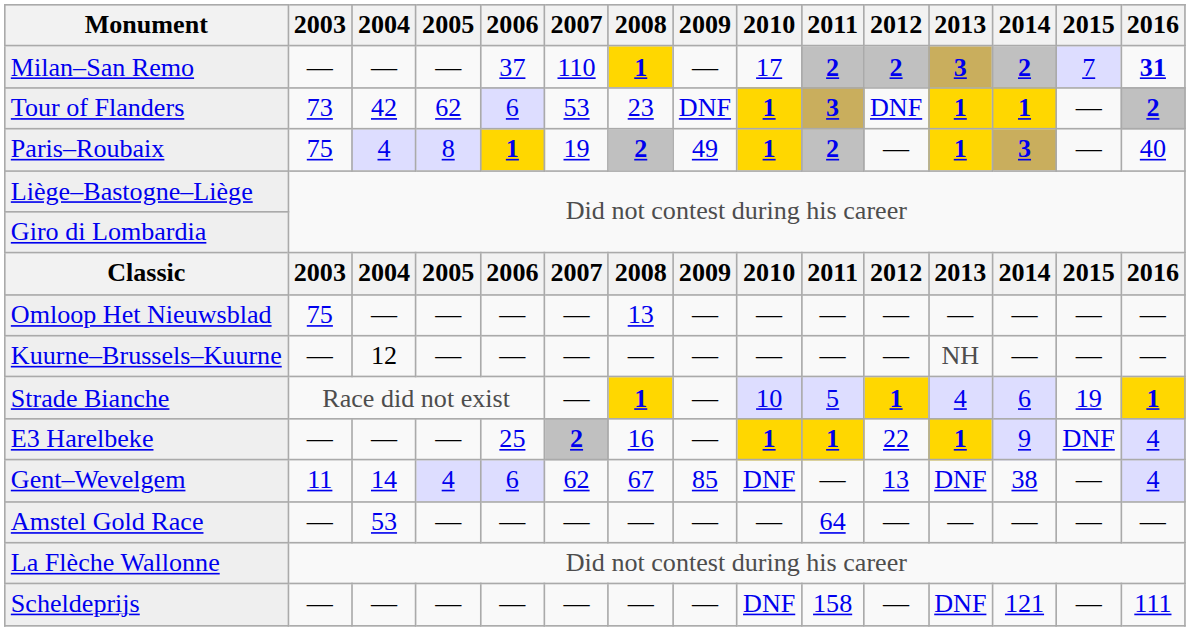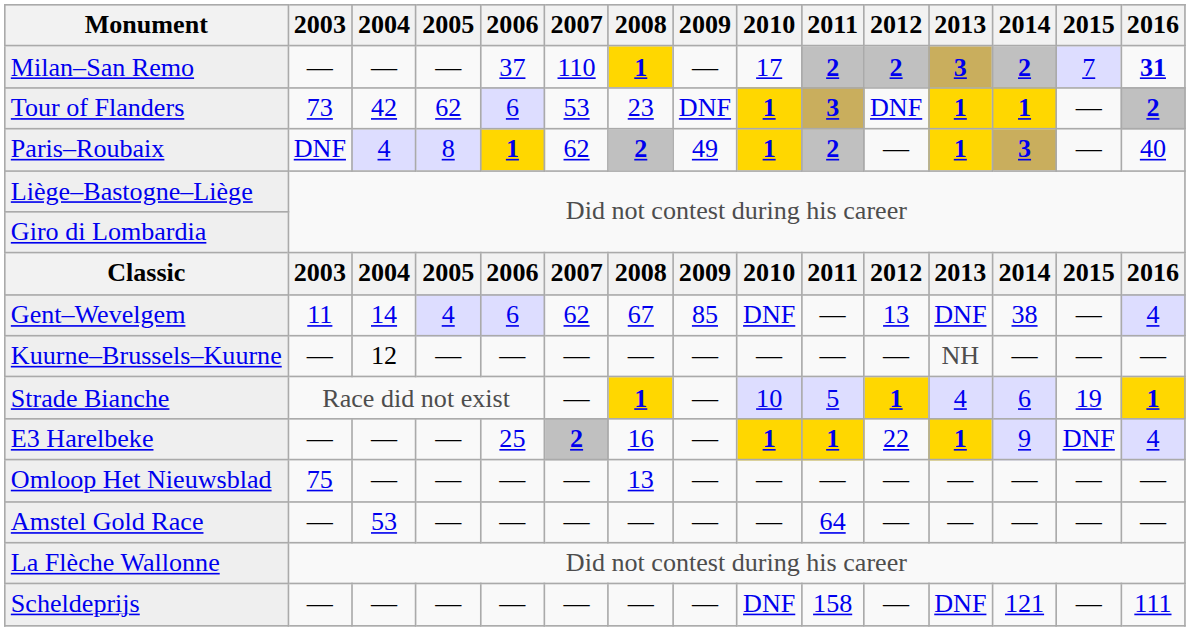(320, 149) 75 -> (320, 149) DNF
(577, 149) 19 -> (577, 149) 62
rows swapped: (141, 314) <-> (98, 480)
